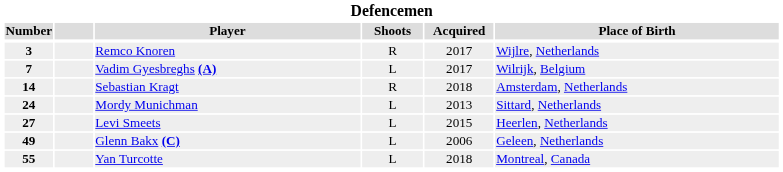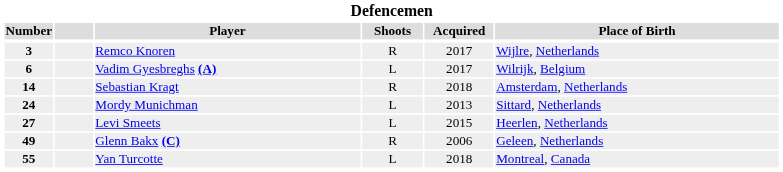(29, 68) 7 -> (29, 68) 6
(393, 141) L -> (393, 141) R
